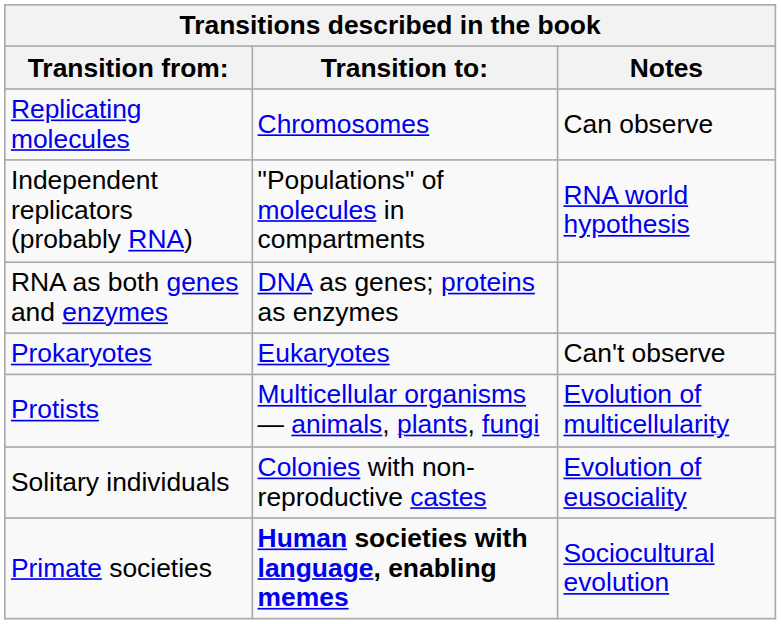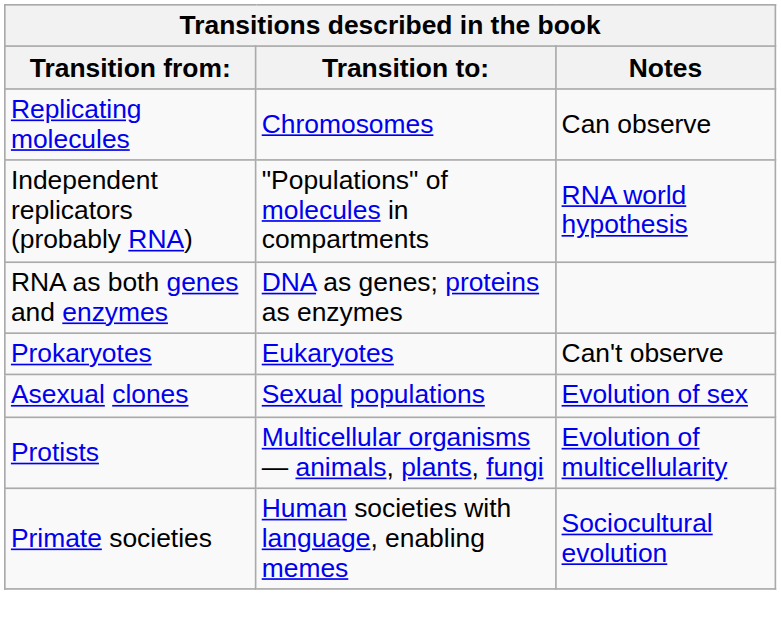+ row: (100, 395)
- row: (120, 481)
(393, 568) bold -> (386, 538) normal
